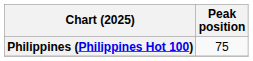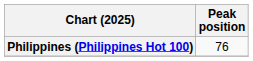(222, 46) 75 -> (222, 46) 76
